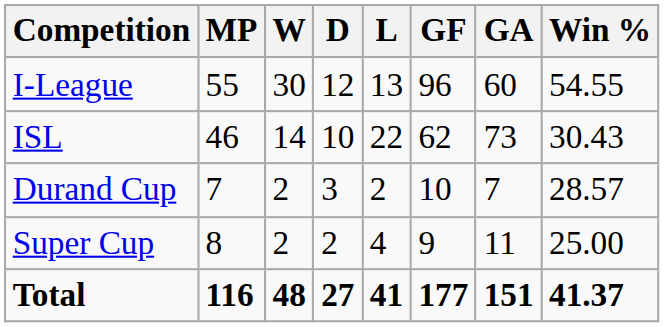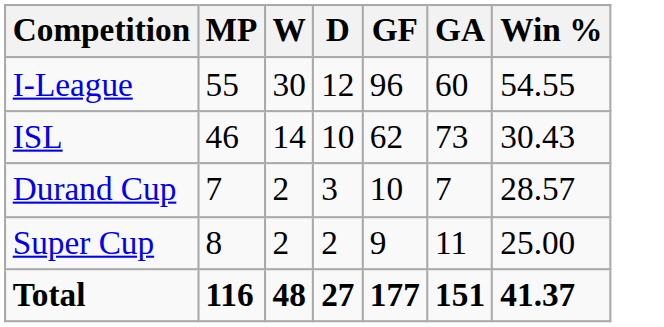- column: (386, 30)
